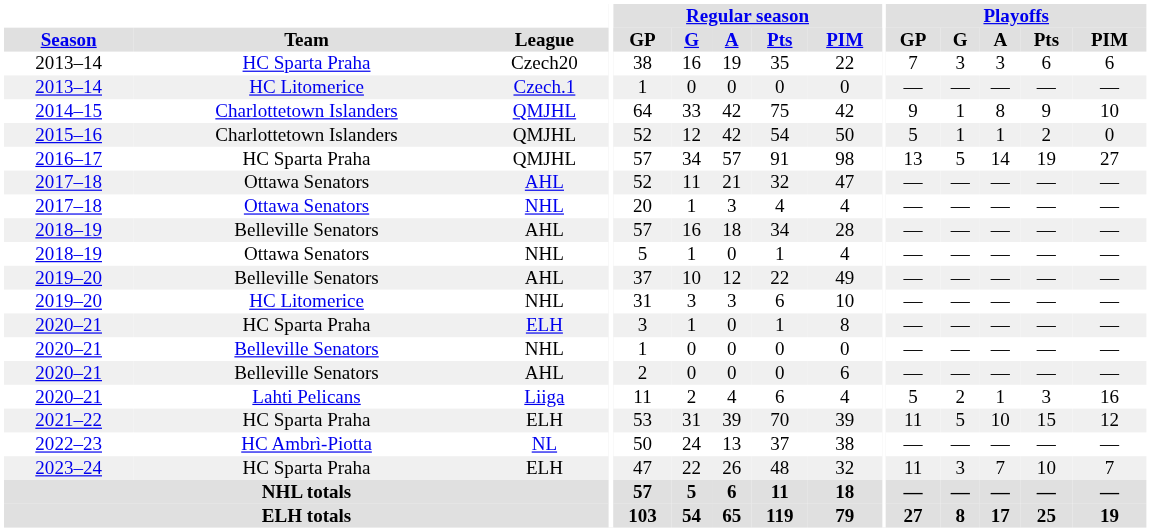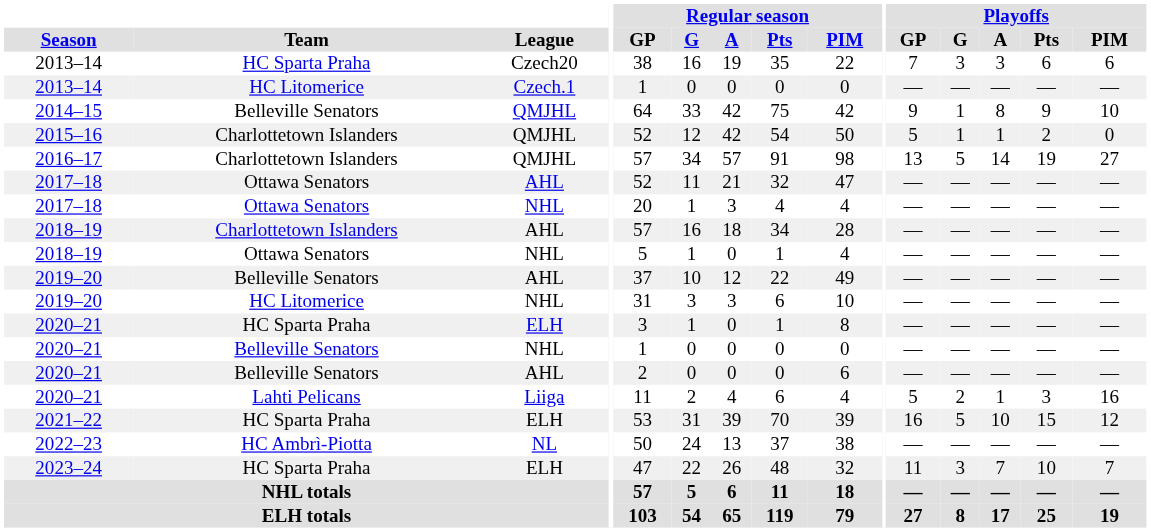(307, 111) Charlottetown Islanders -> (307, 111) Belleville Senators
(307, 158) HC Sparta Praha -> (307, 158) Charlottetown Islanders
(307, 230) Belleville Senators -> (307, 230) Charlottetown Islanders
(913, 420) 11 -> (913, 420) 16
